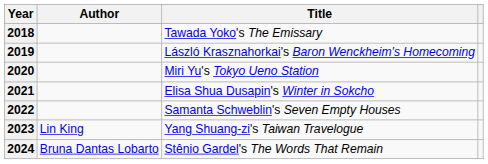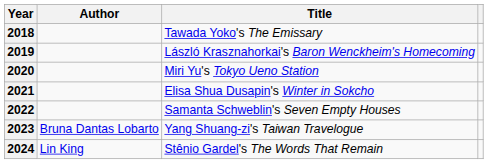(62, 129) Lin King -> (99, 129) Bruna Dantas Lobarto
(99, 149) Bruna Dantas Lobarto -> (62, 149) Lin King
